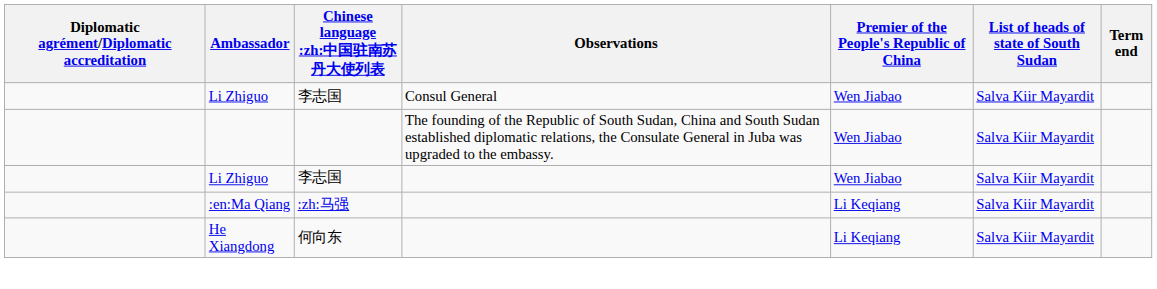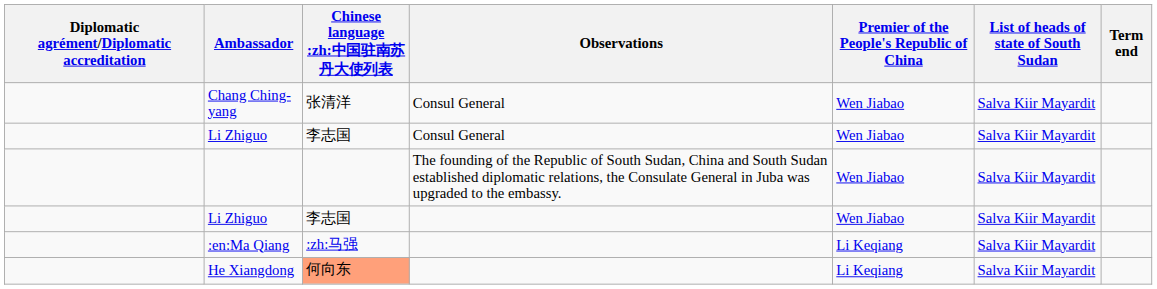+ row: (249, 102)
(320, 237) no background -> (328, 270) lightsalmon background
